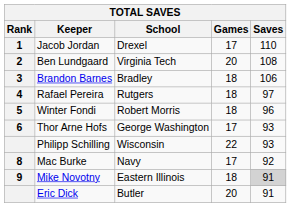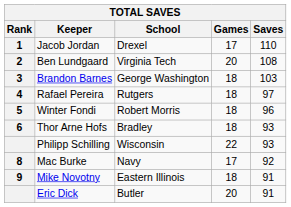(135, 78) Bradley -> (163, 78) George Washington
(268, 78) 106 -> (268, 78) 103
(163, 128) George Washington -> (135, 128) Bradley
(231, 128) 17 -> (231, 128) 18
(268, 177) lightgrey background -> (268, 177) no background
